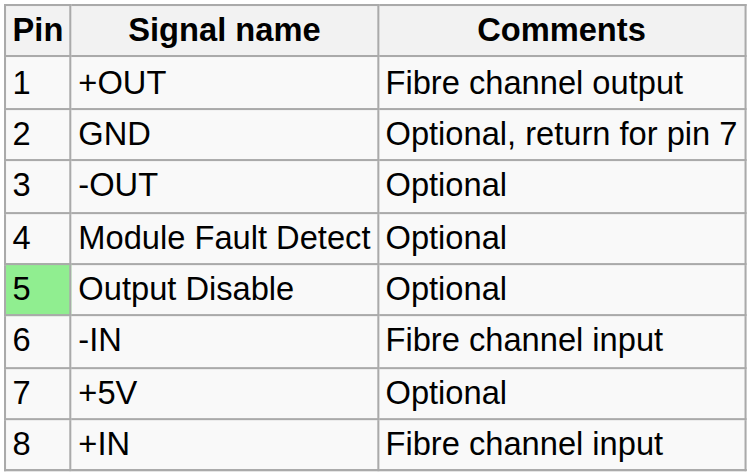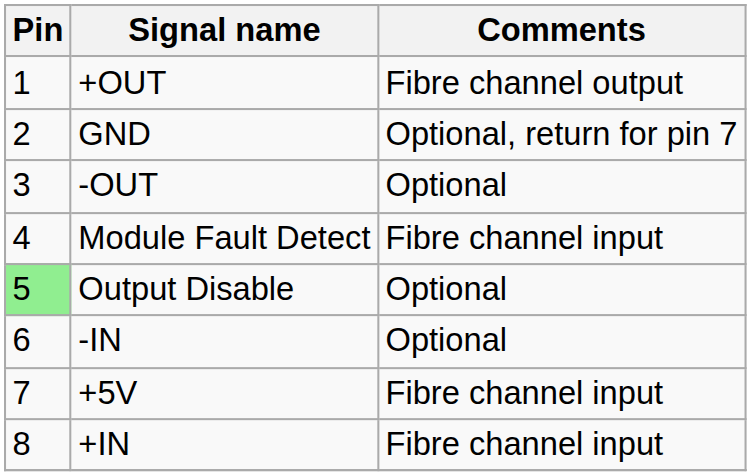(446, 237) Optional -> (524, 237) Fibre channel input
(524, 340) Fibre channel input -> (446, 340) Optional
(446, 392) Optional -> (524, 392) Fibre channel input
